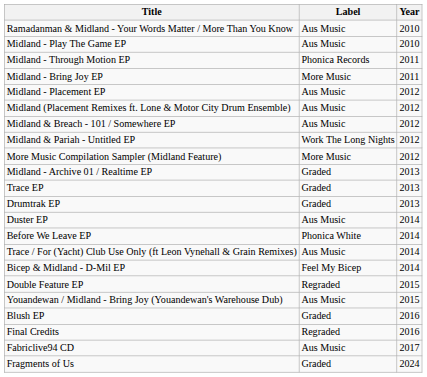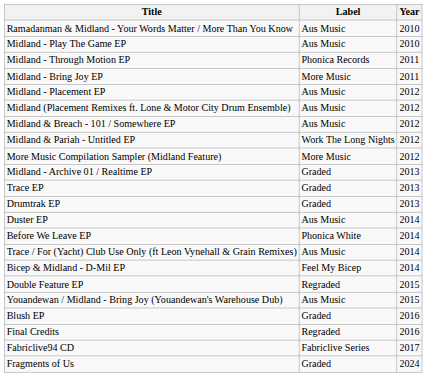(323, 348) Aus Music -> (335, 348) Fabriclive Series
